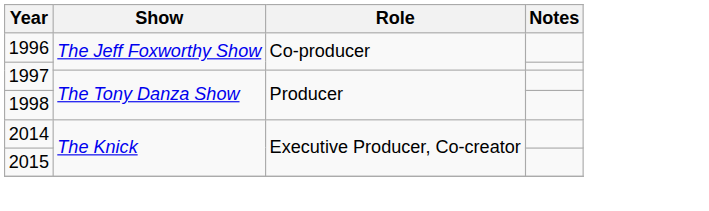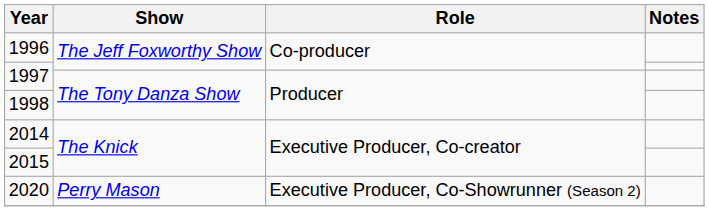+ row: (29, 190)
